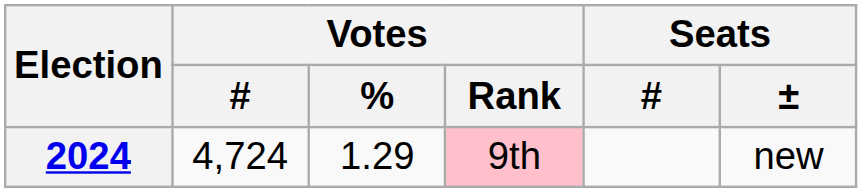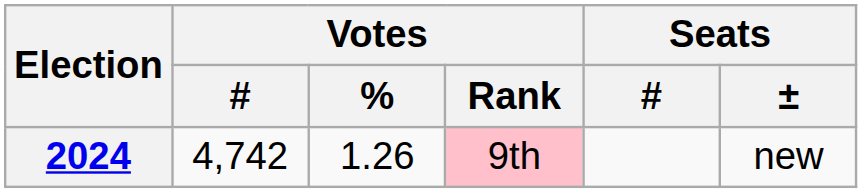(240, 156) 4,724 -> (240, 156) 4,742
(377, 156) 1.29 -> (377, 156) 1.26
